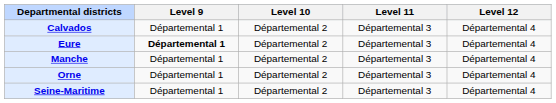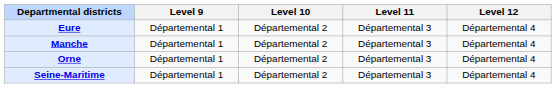- row: (69, 28)
(186, 43) bold -> (186, 28) normal
